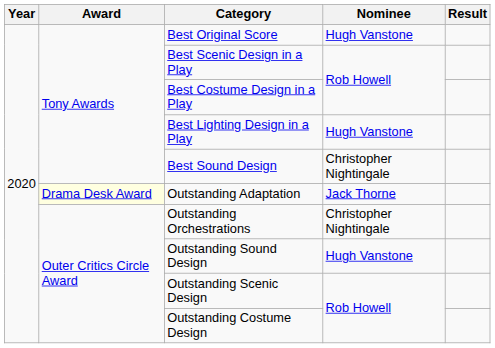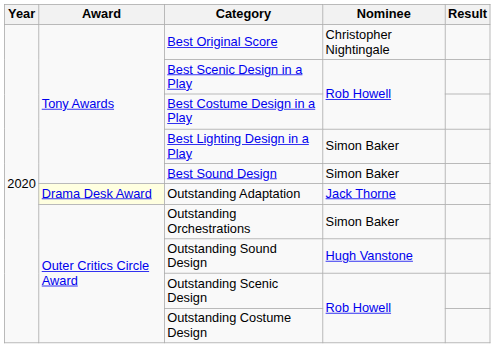(369, 34) Hugh Vanstone -> (359, 42) Christopher Nightingale
(369, 131) Hugh Vanstone -> (362, 146) Simon Baker
(359, 166) Christopher Nightingale -> (362, 173) Simon Baker
(359, 221) Christopher Nightingale -> (362, 221) Simon Baker
